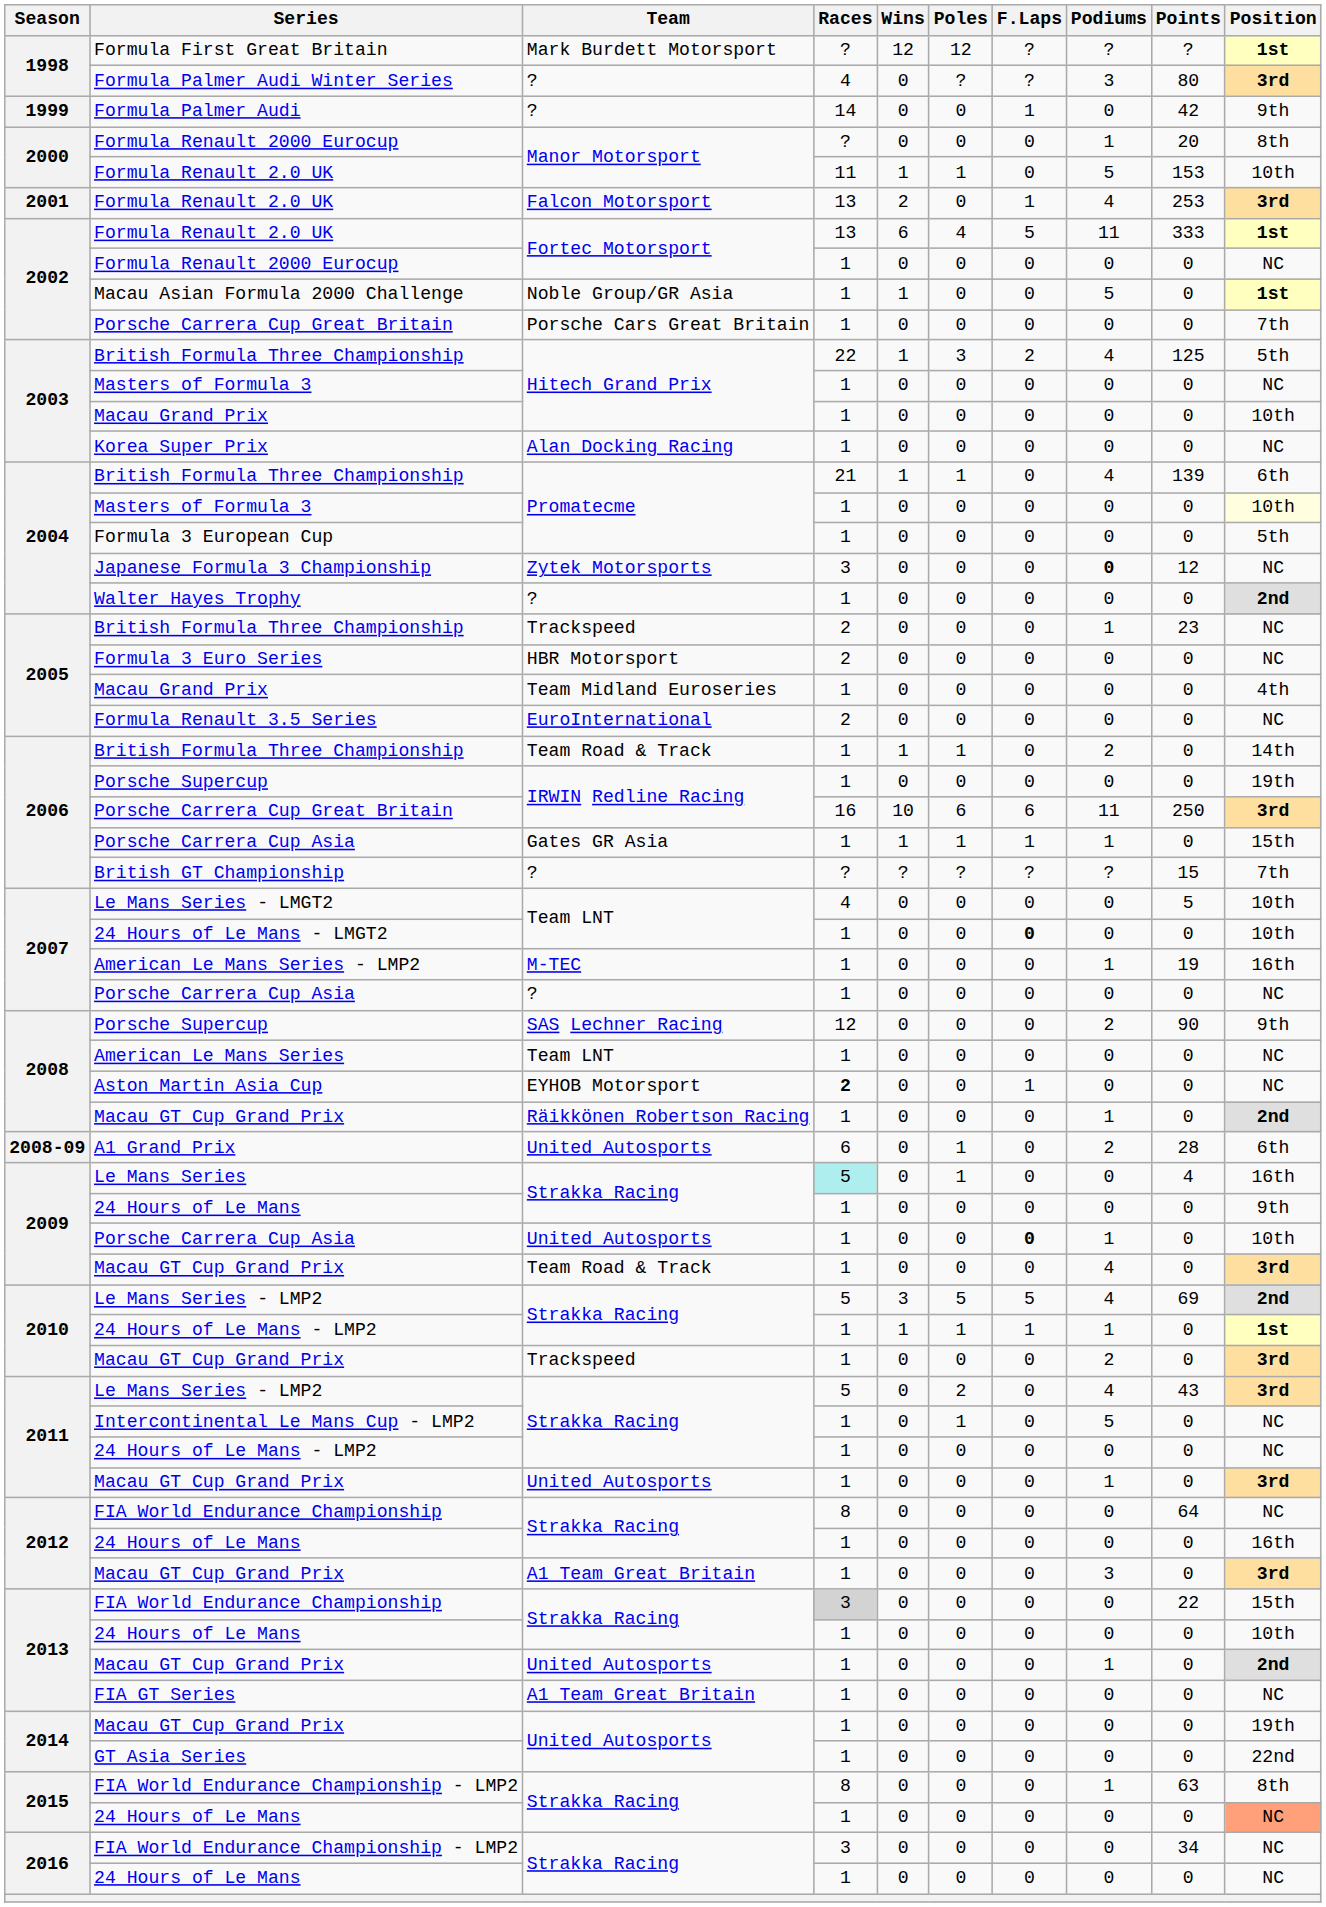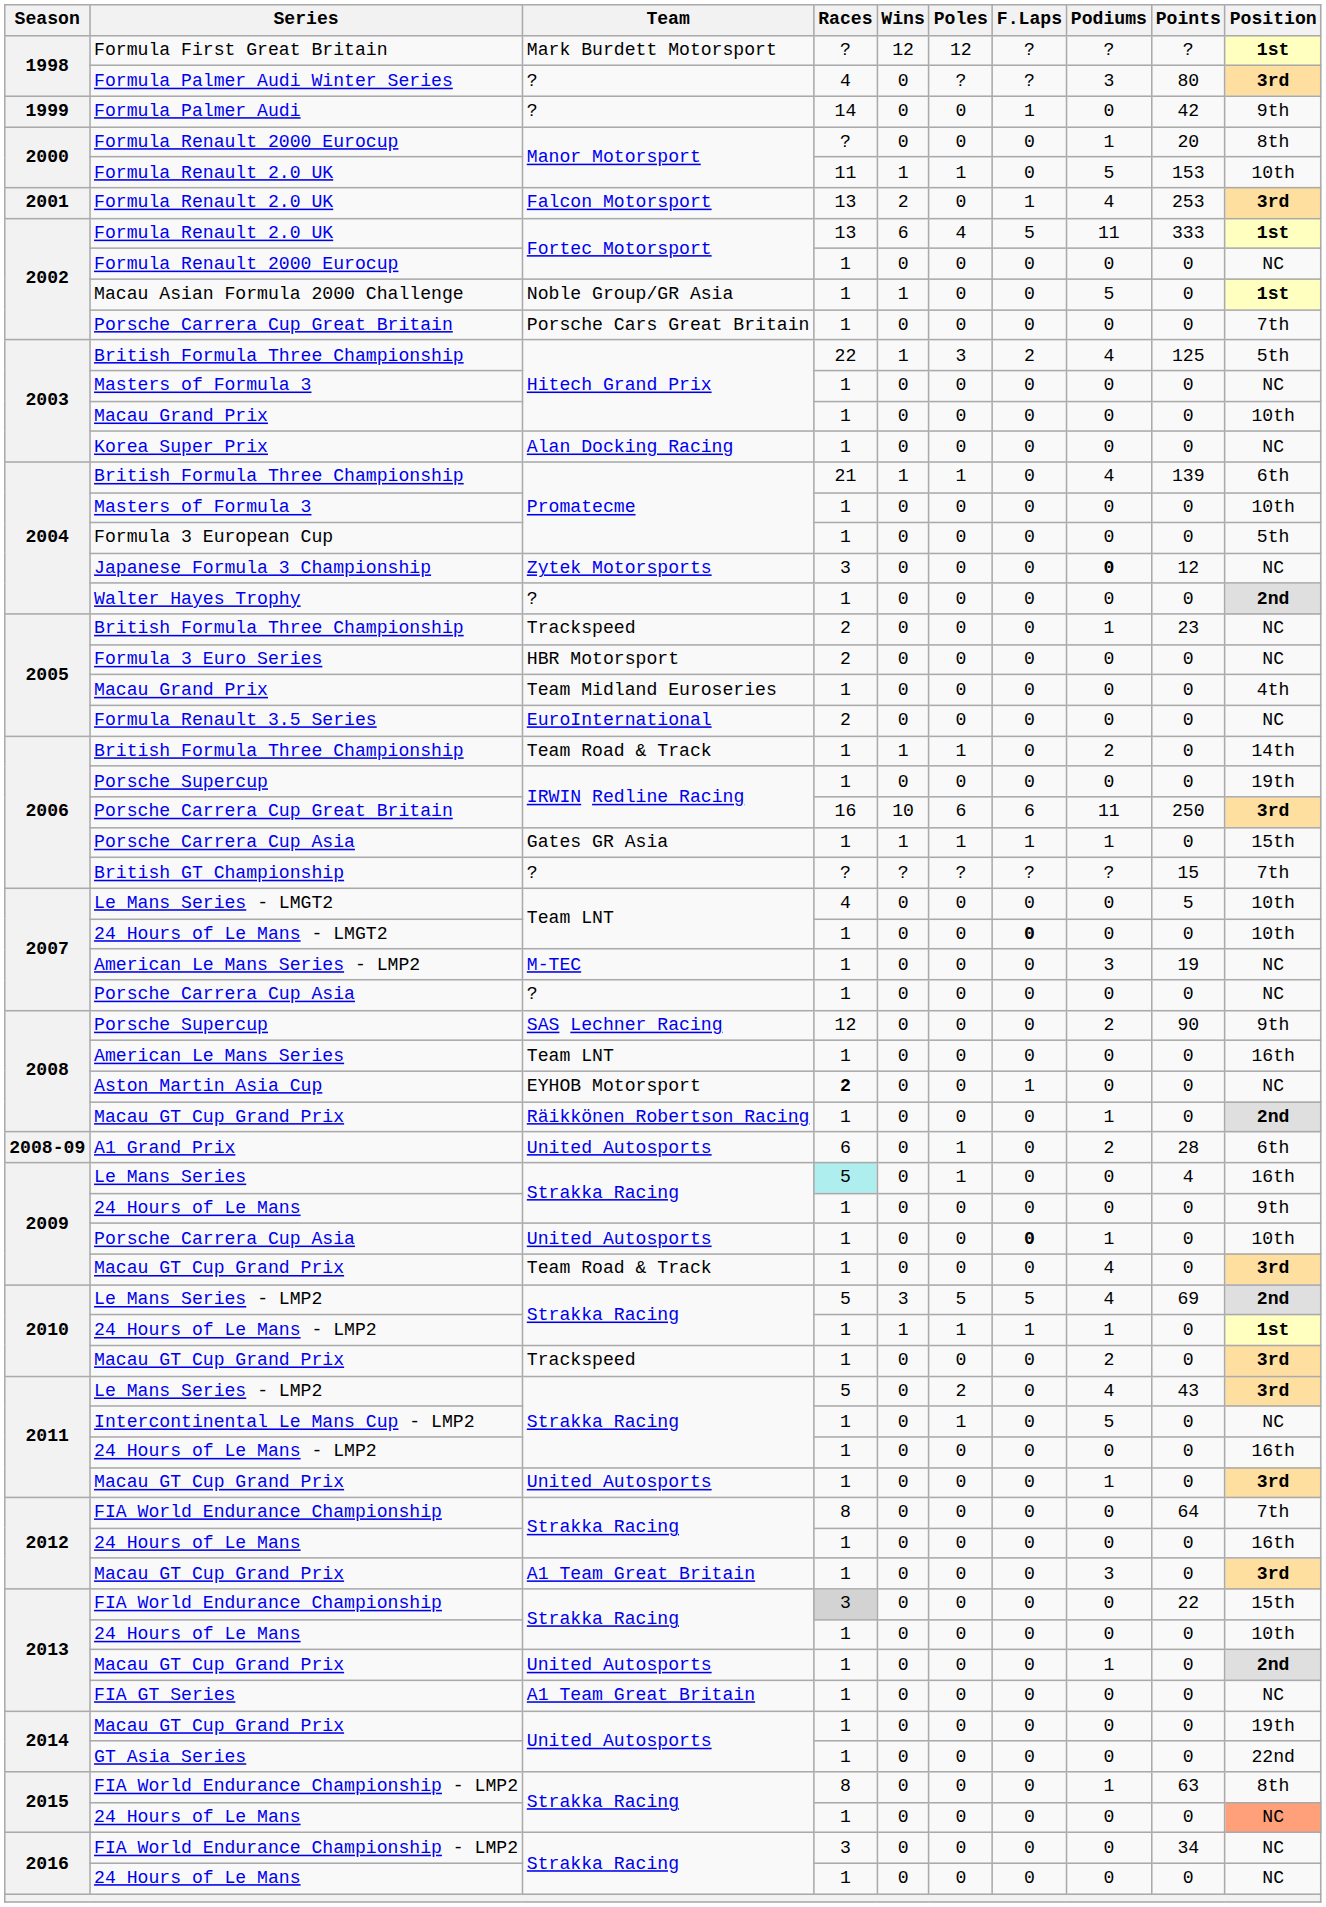(1273, 507) lightyellow background -> (1273, 507) no background
(1109, 964) 1 -> (1109, 964) 3
(1273, 964) 16th -> (1273, 964) NC
(1273, 1056) NC -> (1273, 1056) 16th
(1273, 1452) NC -> (1273, 1452) 16th
(1273, 1513) NC -> (1273, 1513) 7th
